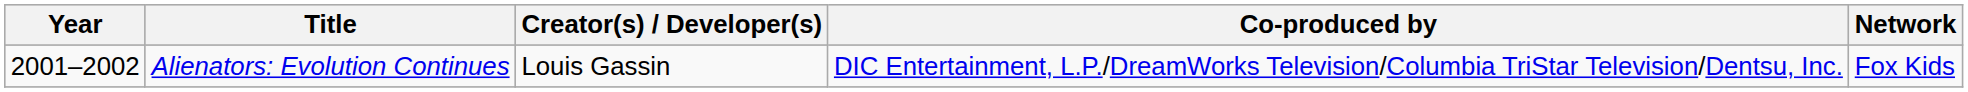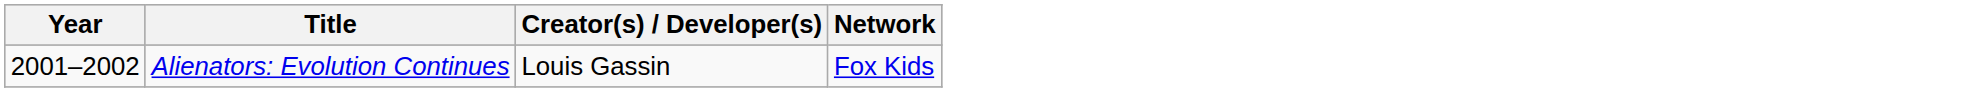- column: (1338, 24)
